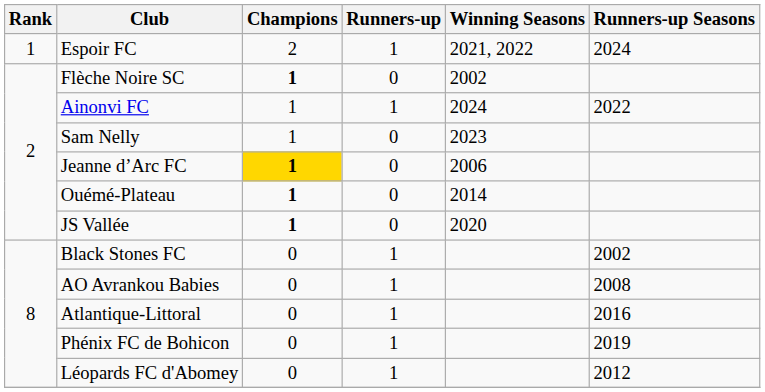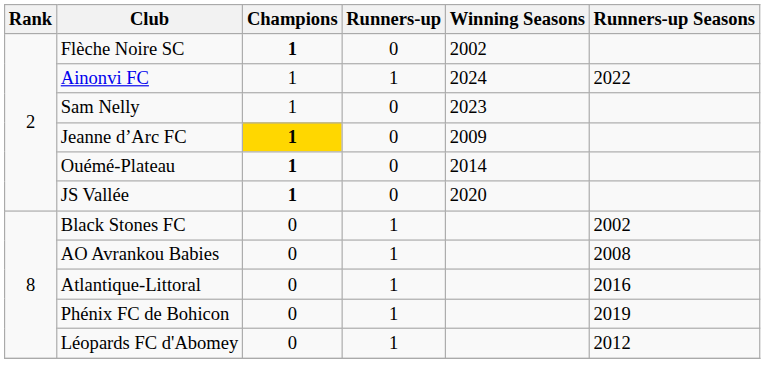- row: (99, 48)
(468, 166) 2006 -> (468, 136) 2009
